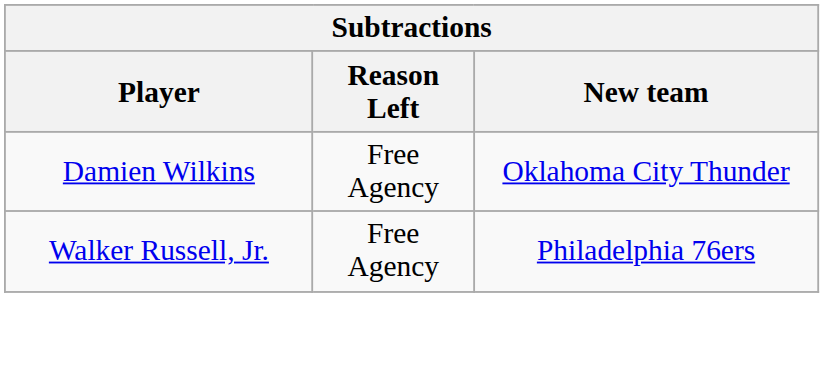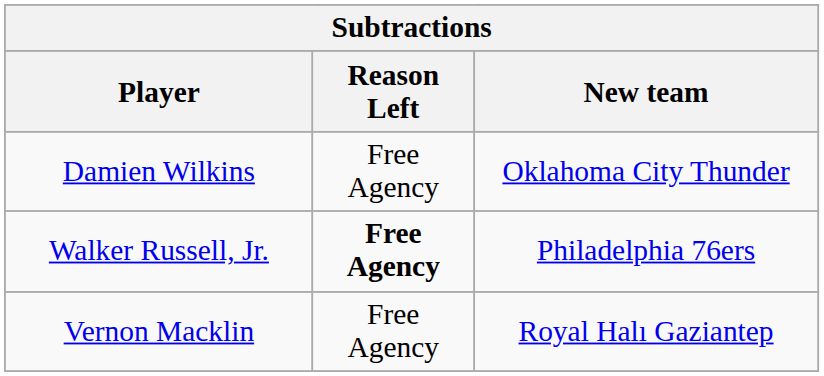(393, 250) normal -> (393, 250) bold
+ row: (159, 330)
